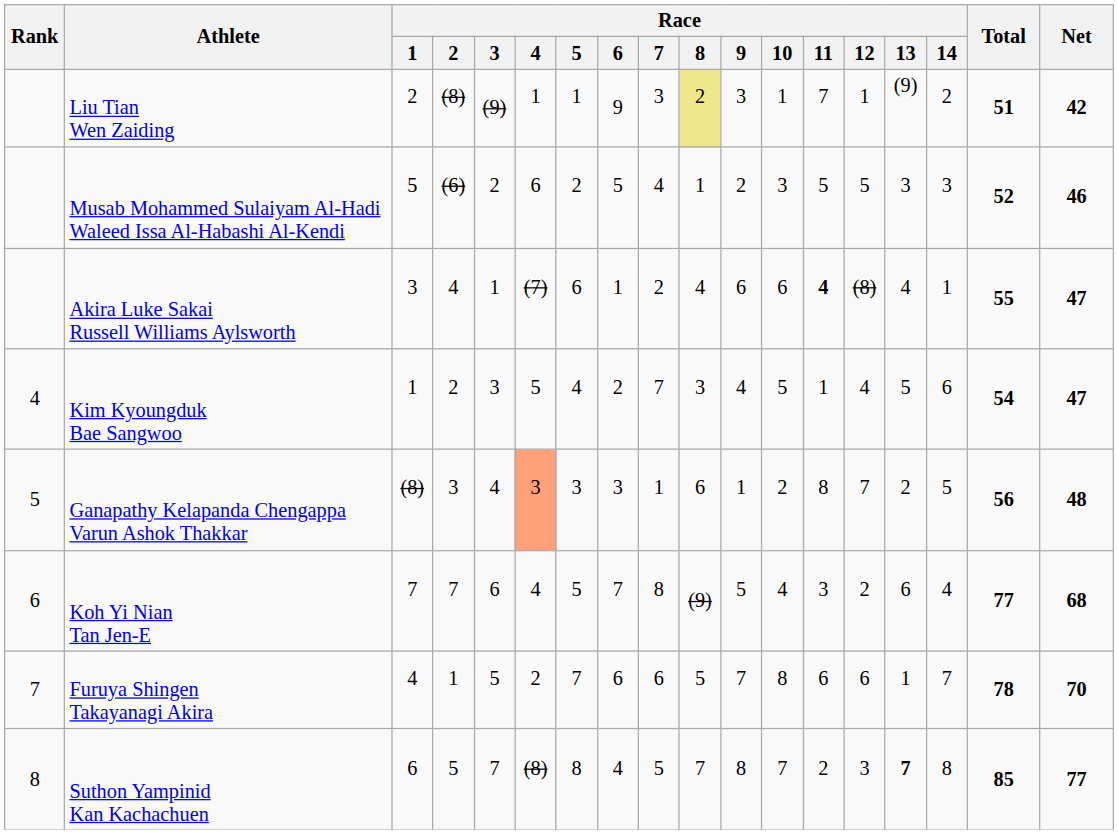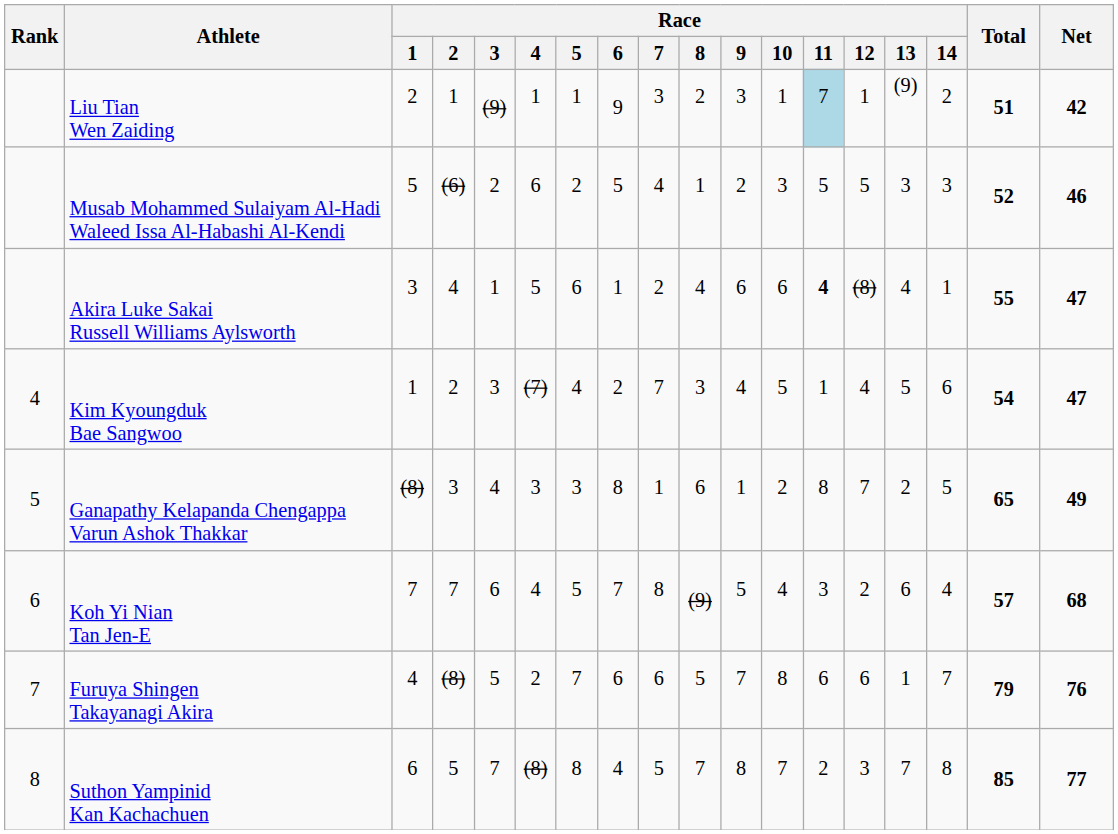(453, 107) (8) -> (453, 107) 1
(700, 107) khaki background -> (700, 107) no background
(823, 107) no background -> (823, 107) lightblue background
(536, 298) (7) -> (536, 298) 5
(536, 398) 5 -> (536, 398) (7)
(536, 499) lightsalmon background -> (536, 499) no background
(618, 499) 3 -> (618, 499) 8
(1004, 499) 56 -> (1004, 499) 65
(1077, 499) 48 -> (1077, 499) 49
(1004, 600) 77 -> (1004, 600) 57
(453, 689) 1 -> (453, 689) (8)
(1004, 689) 78 -> (1004, 689) 79
(1077, 689) 70 -> (1077, 689) 76
(906, 779) bold -> (906, 779) normal
